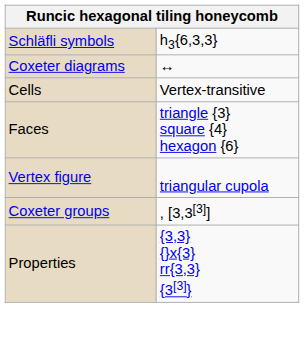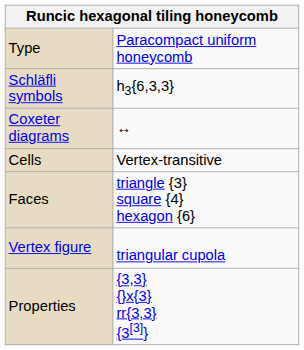+ row: (25, 48)
- row: (59, 211)
